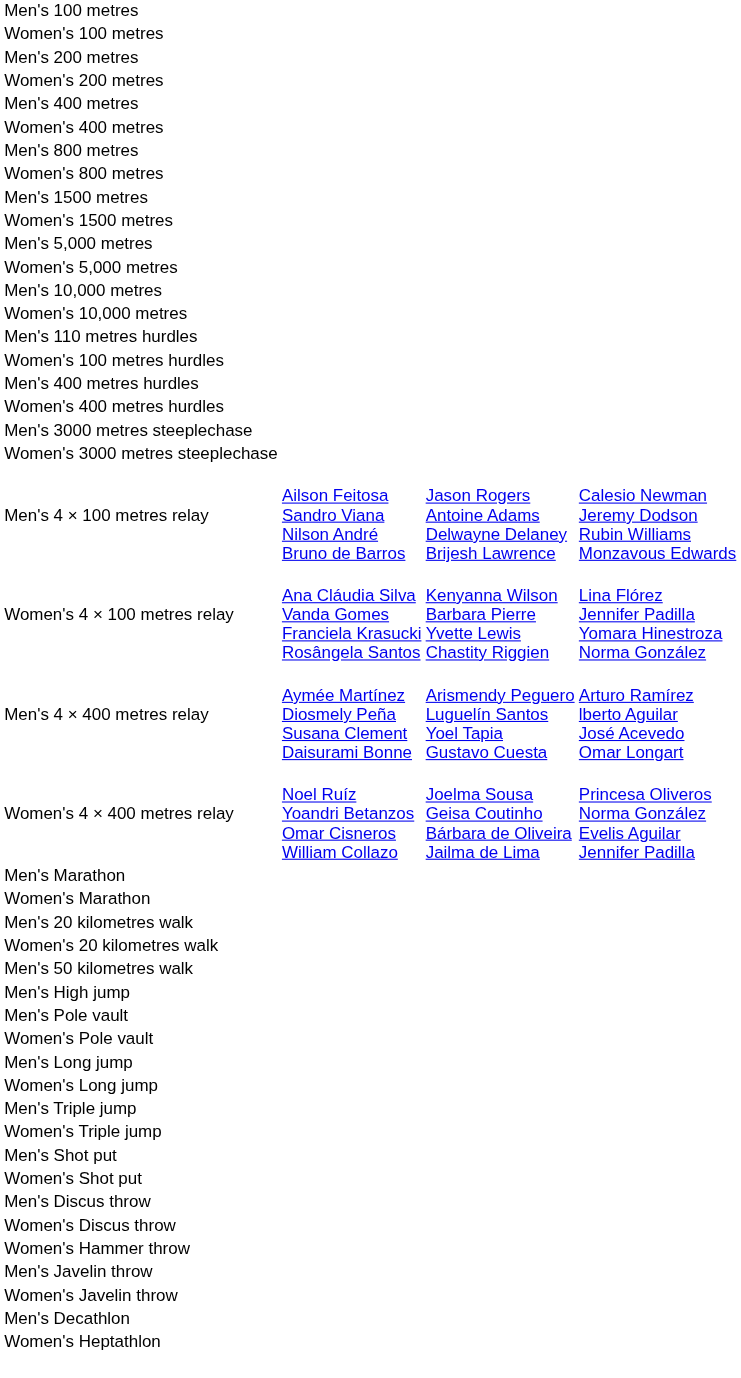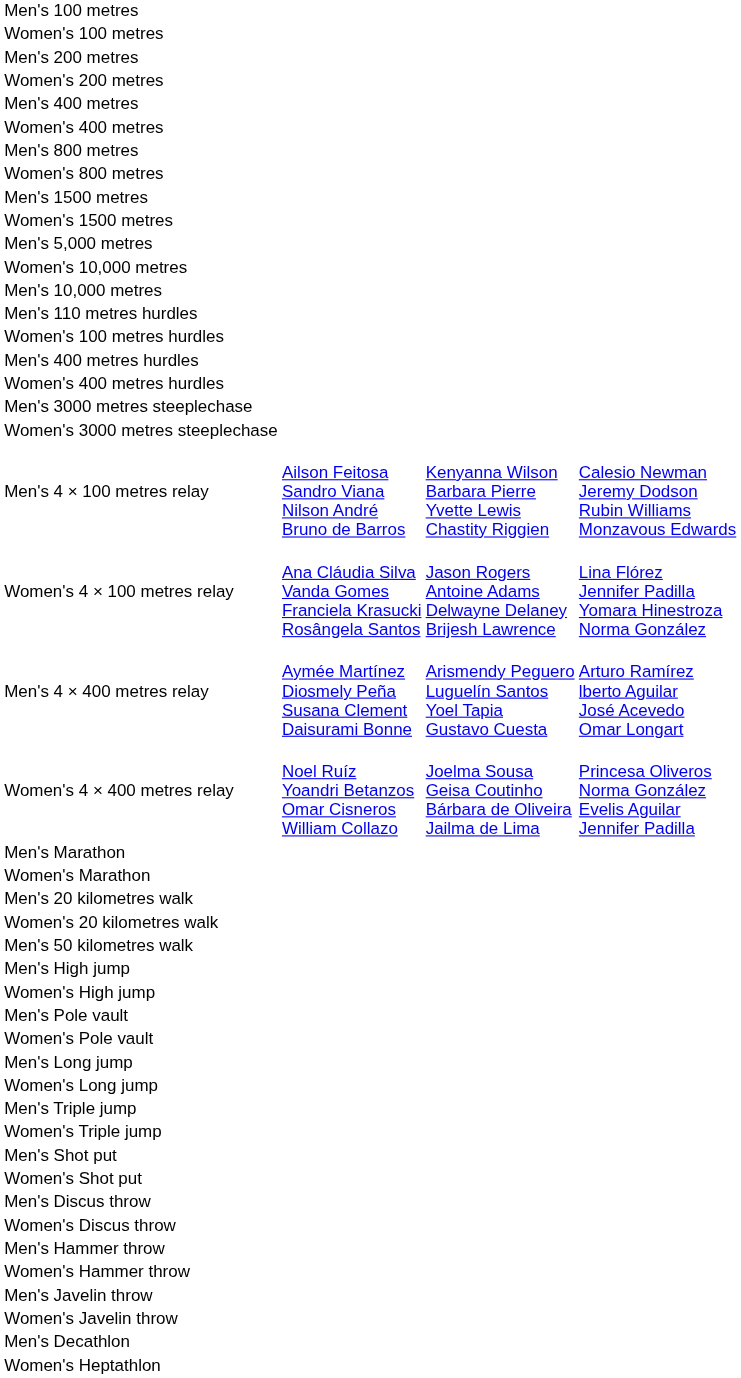- row: (91, 267)
rows swapped: (83, 290) <-> (96, 313)
(496, 524) Jason Rogers Antoine Adams Delwayne Delaney Brijesh Lawrence -> (492, 501) Kenyanna Wilson Barbara Pierre Yvette Lewis Chastity Riggien
(492, 624) Kenyanna Wilson Barbara Pierre Yvette Lewis Chastity Riggien -> (496, 601) Jason Rogers Antoine Adams Delwayne Delaney Brijesh Lawrence
+ row: (80, 992)
+ row: (84, 1248)
